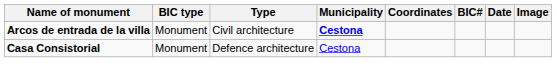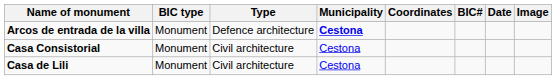(253, 30) Civil architecture -> (263, 30) Defence architecture
(263, 48) Defence architecture -> (253, 48) Civil architecture
+ row: (38, 65)
